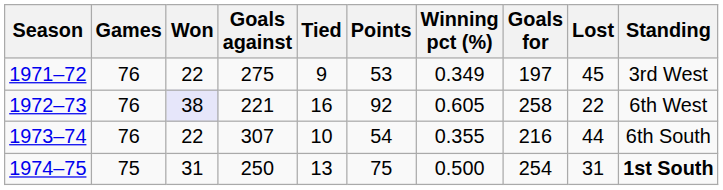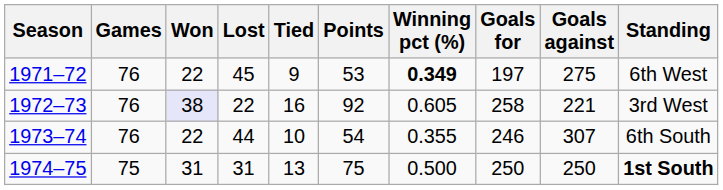columns swapped: (593, 31) <-> (257, 31)
(460, 74) normal -> (432, 74) bold
(668, 74) 3rd West -> (668, 74) 6th West
(668, 105) 6th West -> (668, 105) 3rd West
(535, 136) 216 -> (508, 136) 246
(535, 168) 254 -> (508, 168) 250
